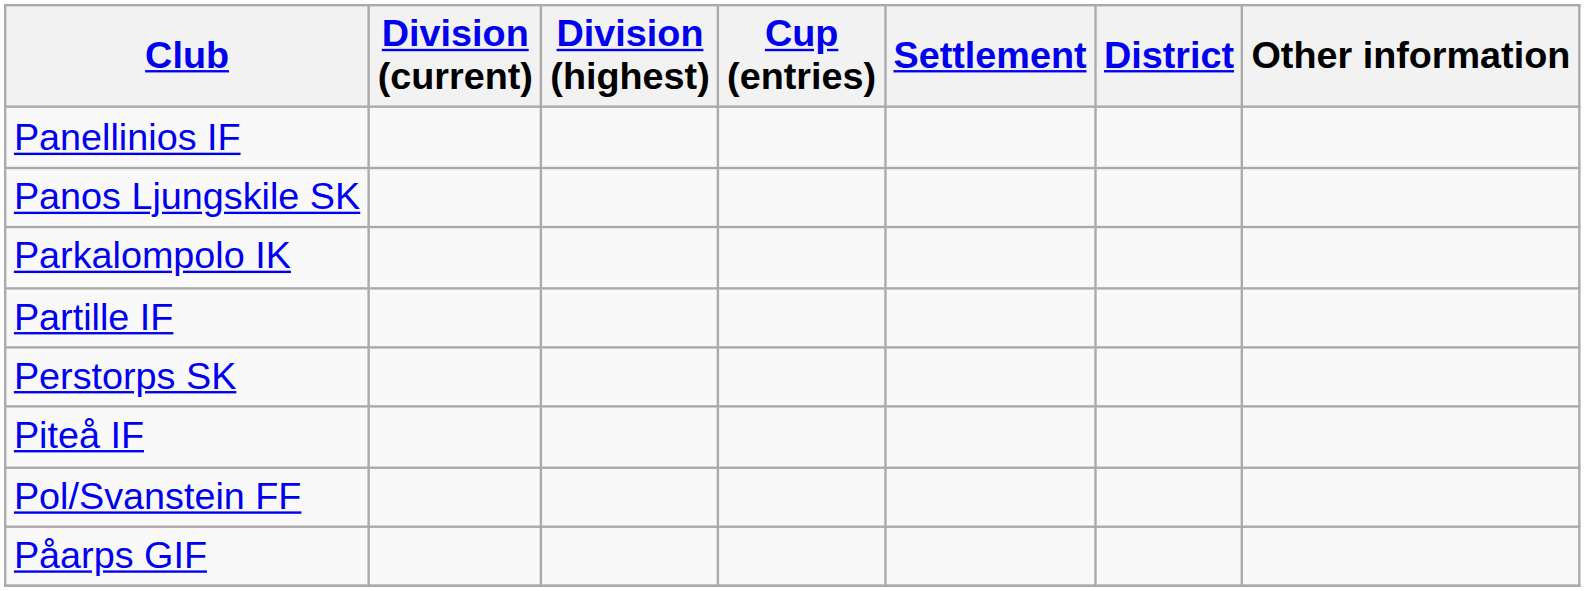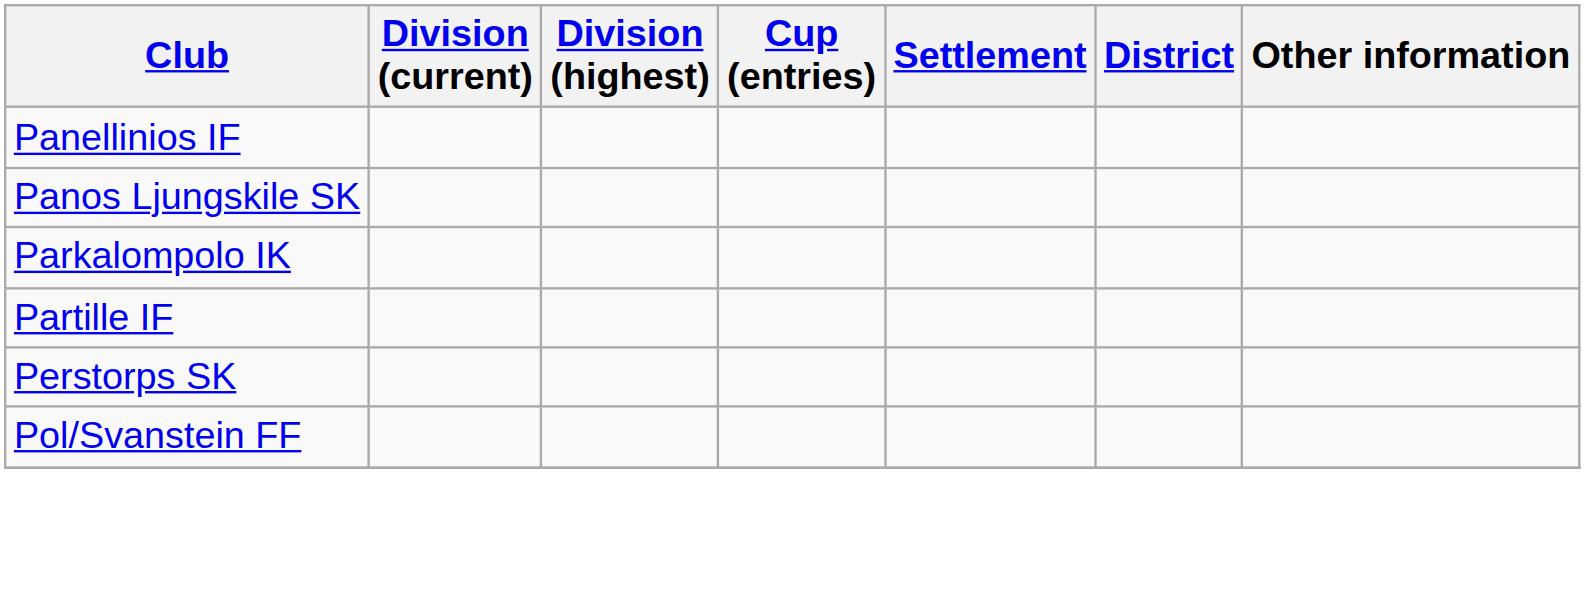- row: (79, 436)
- row: (110, 556)
